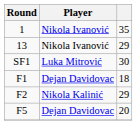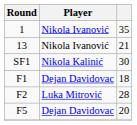(124, 45) 29 -> (124, 45) 21
(72, 62) Luka Mitrović -> (72, 62) Nikola Kalinić
(72, 95) Nikola Kalinić -> (72, 95) Luka Mitrović
(124, 95) 29 -> (124, 95) 28
